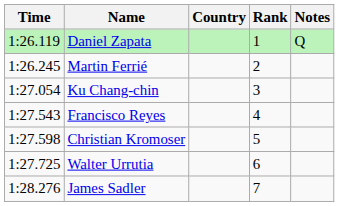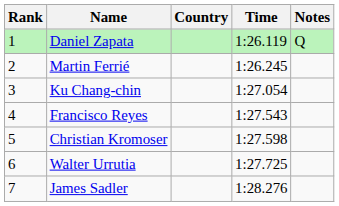columns swapped: (270, 16) <-> (34, 16)
